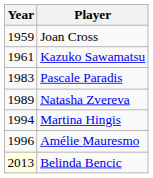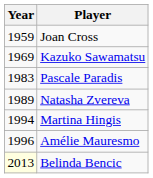(21, 57) 1961 -> (21, 57) 1969
